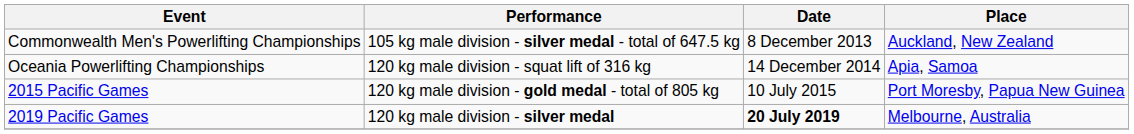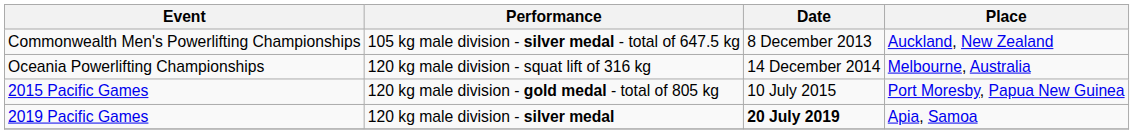(933, 66) Apia, Samoa -> (959, 66) Melbourne, Australia
(959, 116) Melbourne, Australia -> (933, 116) Apia, Samoa
